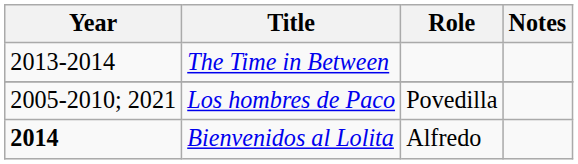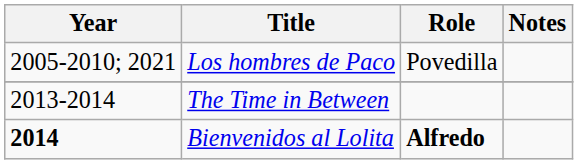rows swapped: (291, 100) <-> (288, 61)
(444, 138) normal -> (446, 138) bold
